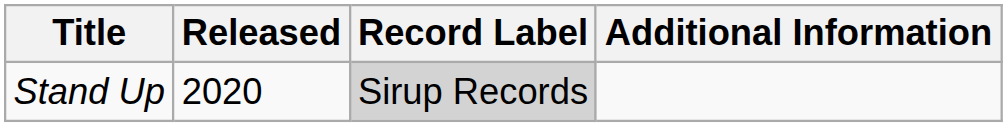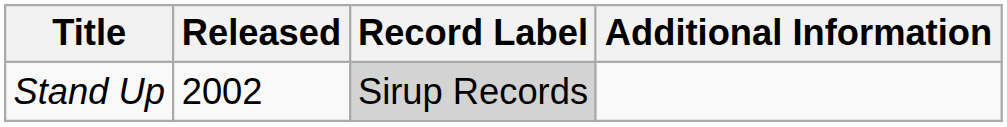(222, 90) 2020 -> (222, 90) 2002
